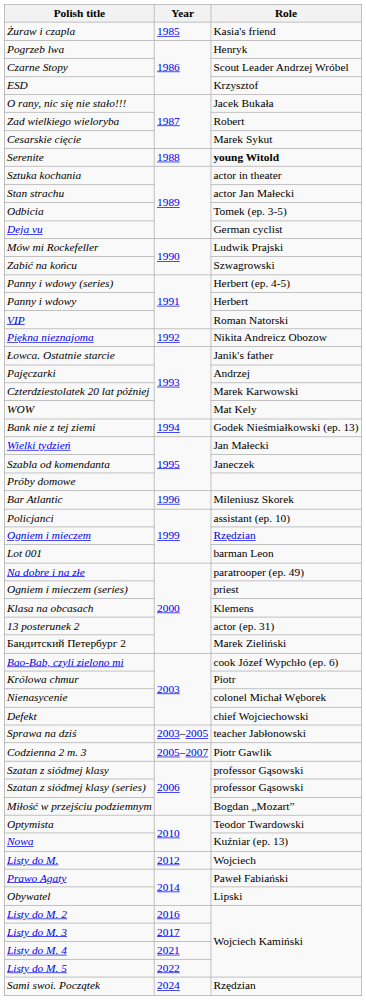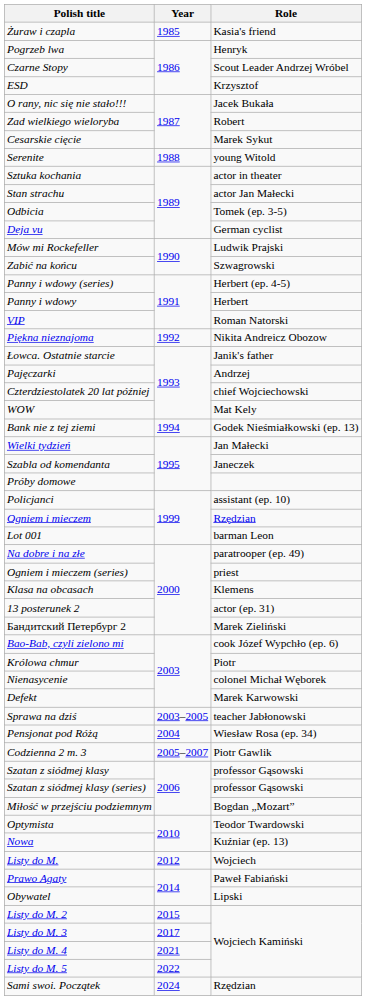(246, 157) bold -> (244, 157) normal
(256, 391) Marek Karwowski -> (261, 391) chief Wojciechowski
- row: (35, 499)
(261, 716) chief Wojciechowski -> (256, 698) Marek Karwowski
+ row: (52, 734)
(168, 914) 2016 -> (168, 914) 2015
